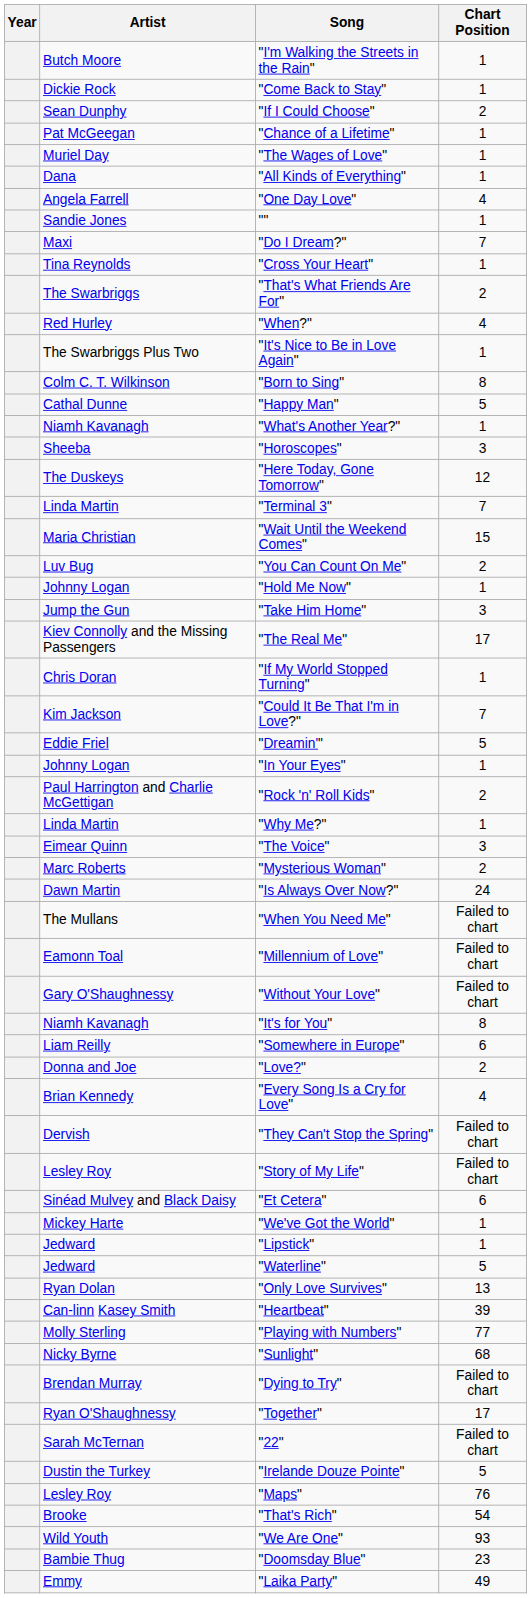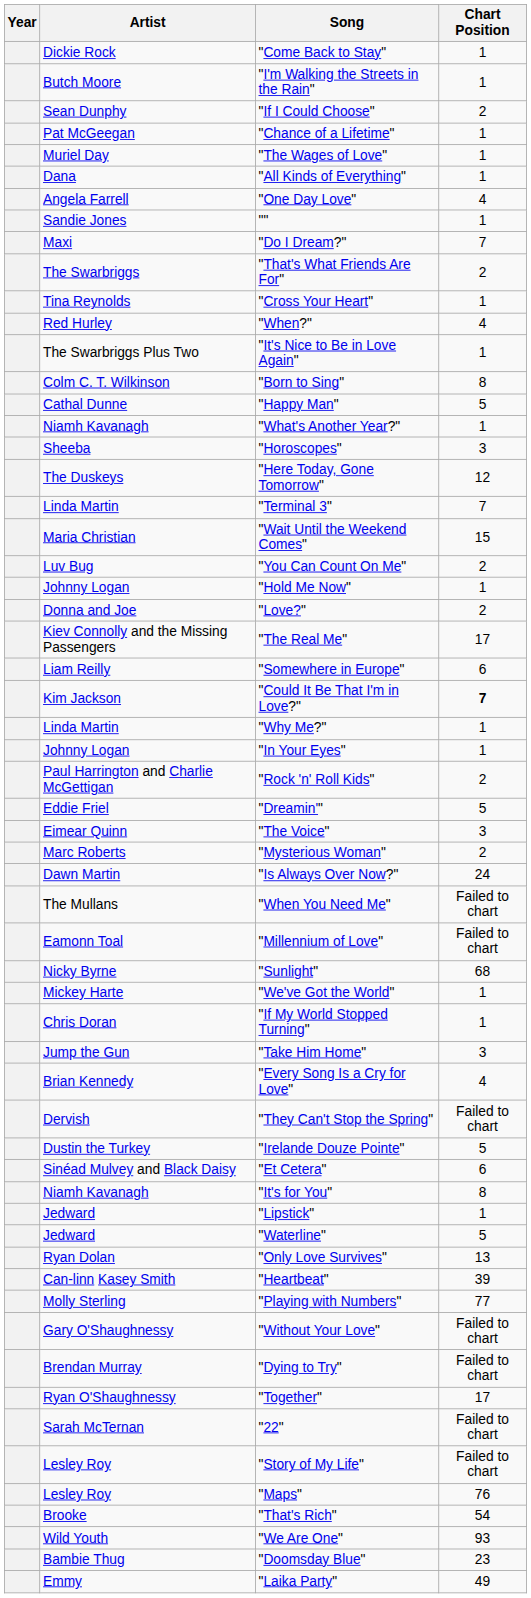rows swapped: (338, 60) <-> (322, 90)
rows swapped: (316, 264) <-> (335, 294)
rows swapped: (312, 610) <-> (282, 1067)
rows swapped: (331, 1045) <-> (323, 677)
(483, 714) normal -> (483, 698) bold
rows swapped: (292, 824) <-> (291, 743)
rows swapped: (319, 994) <-> (288, 1354)
rows swapped: (326, 1223) <-> (295, 1024)
rows swapped: (331, 1472) <-> (311, 1171)
